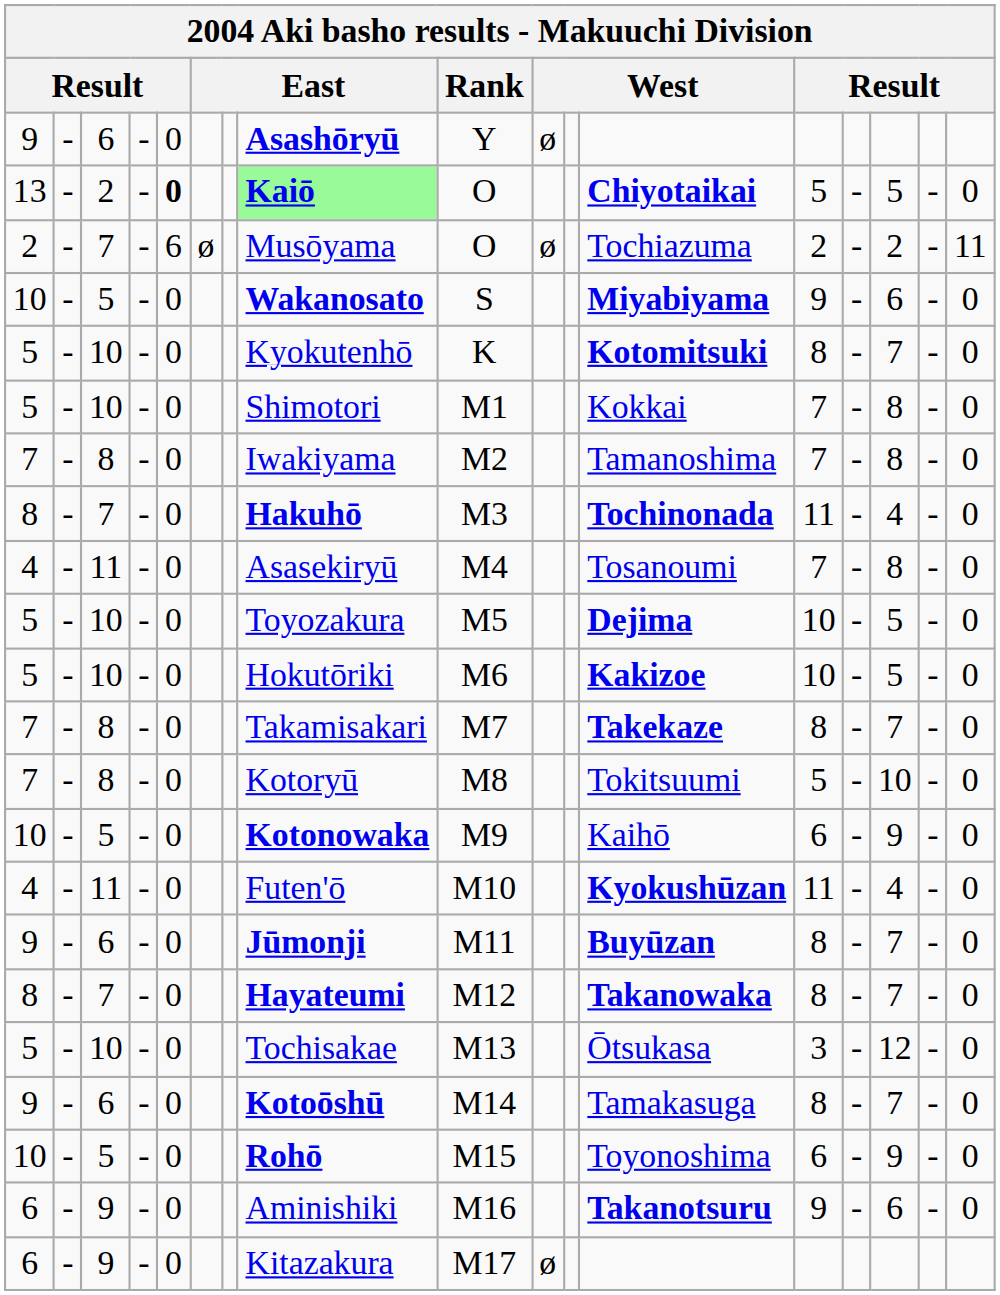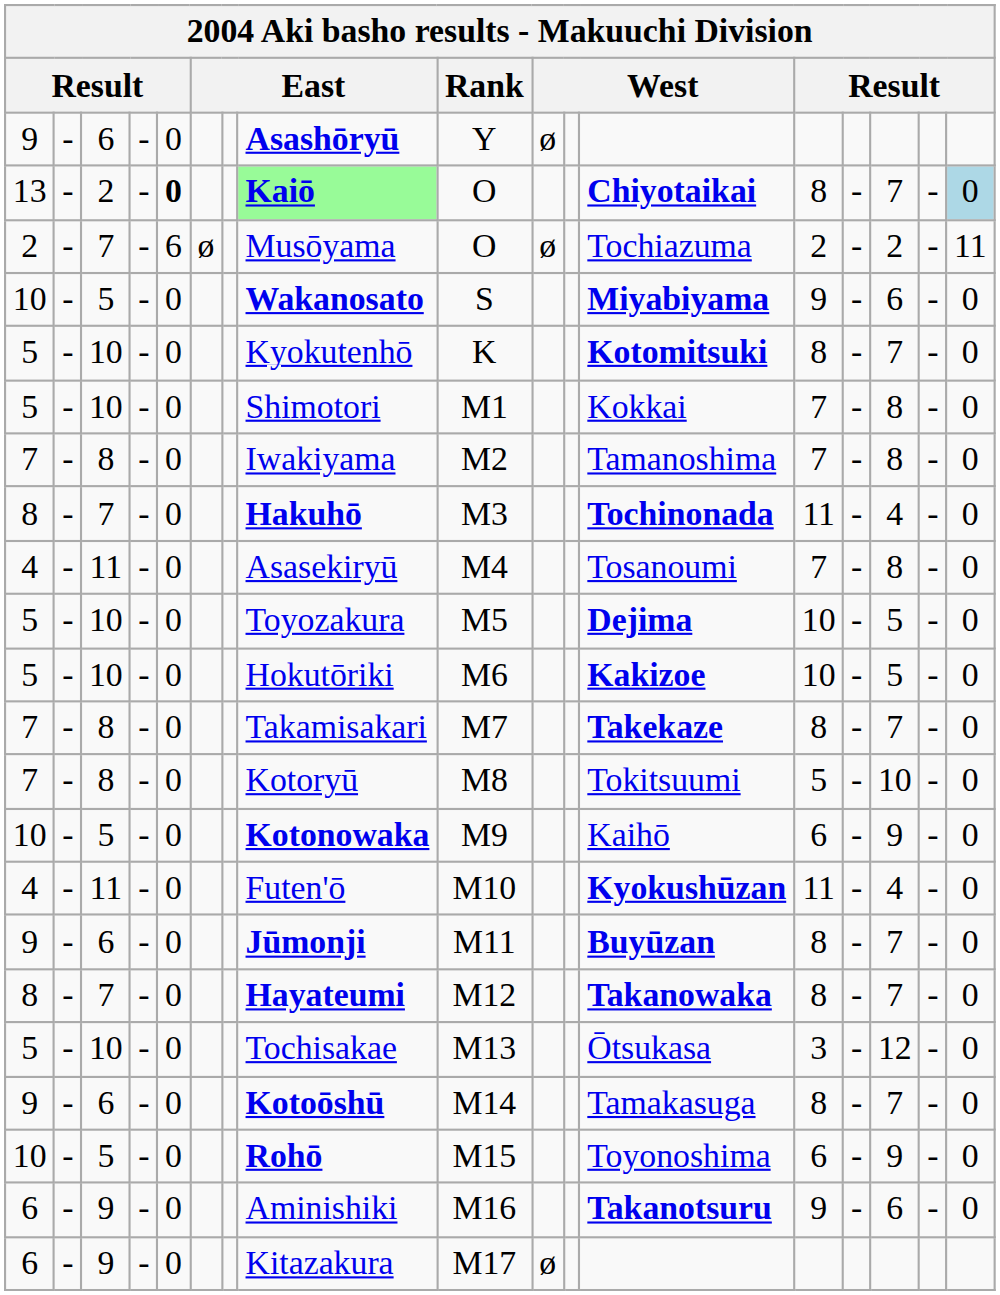(819, 191) 5 -> (819, 191) 8
(895, 191) 5 -> (895, 191) 7
(970, 191) no background -> (970, 191) lightblue background
